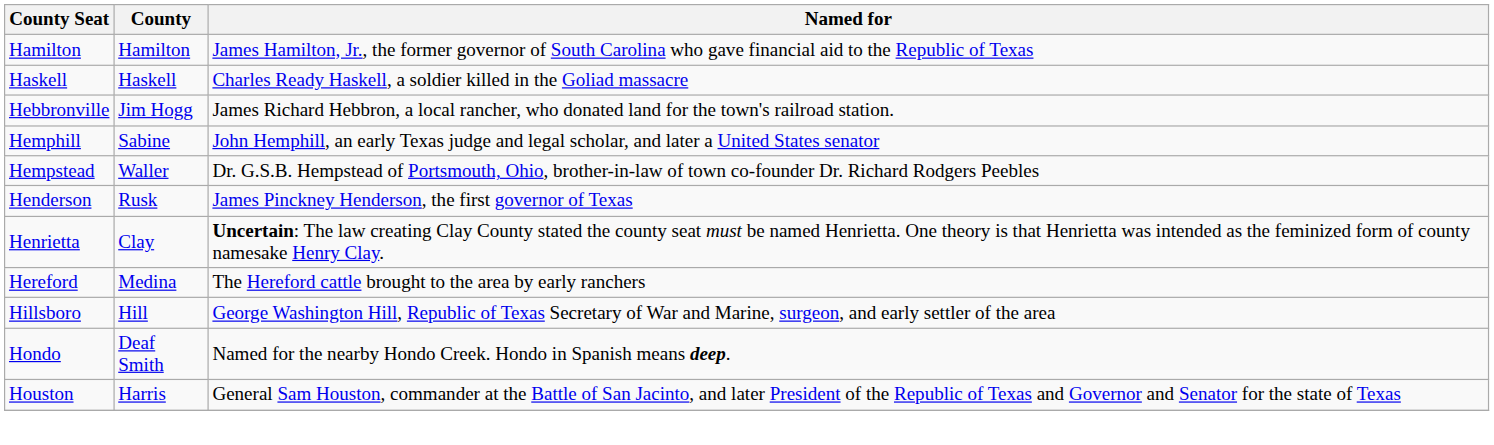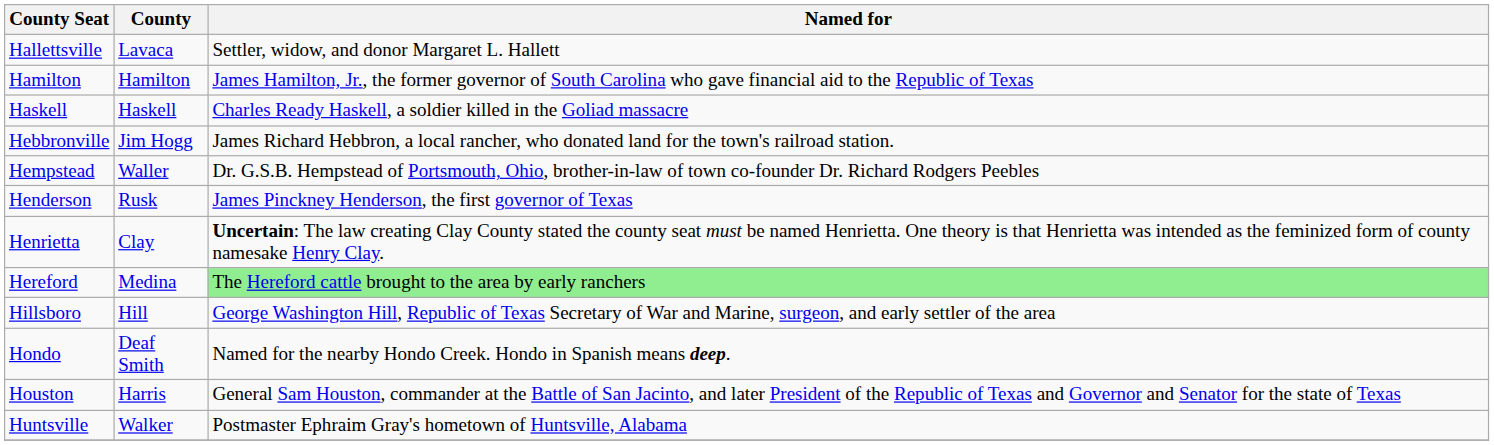+ row: (56, 49)
- row: (45, 140)
(429, 282) no background -> (429, 282) lightgreen background
+ row: (49, 424)
